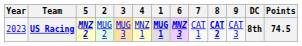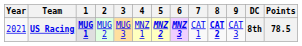columns swapped: (161, 11) <-> (86, 11)
(16, 30) 2023 -> (16, 30) 2021
(281, 30) 74.5 -> (281, 30) 78.5
